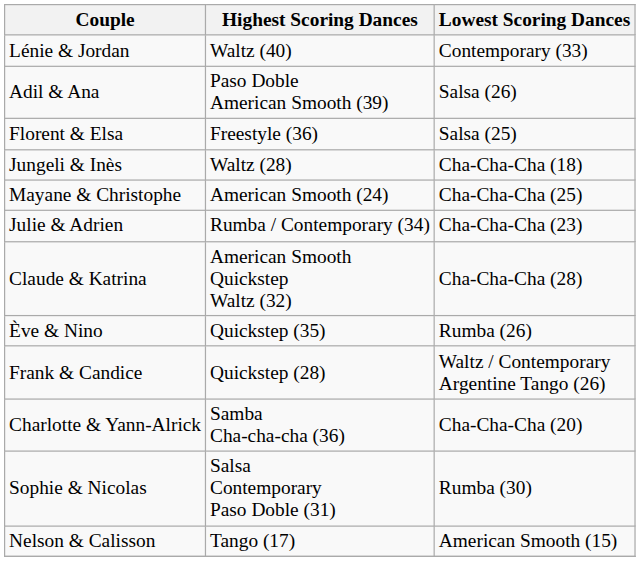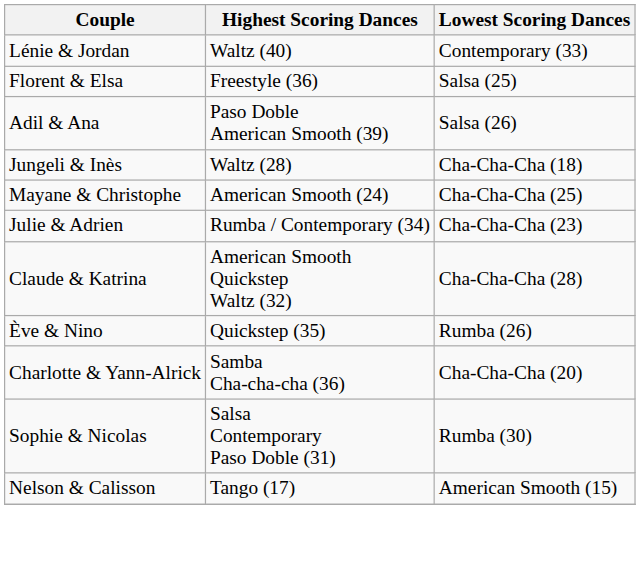rows swapped: (66, 133) <-> (54, 92)
- row: (76, 372)
